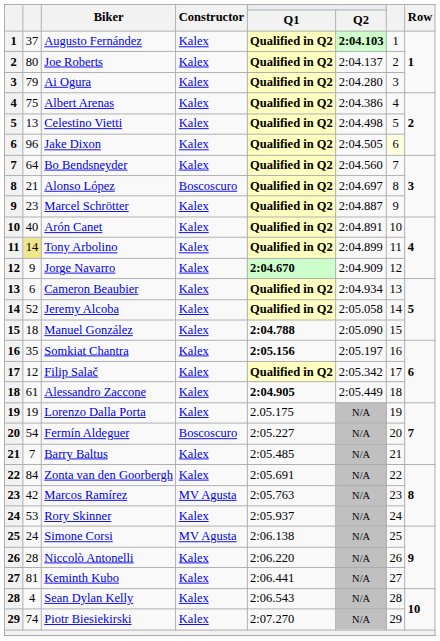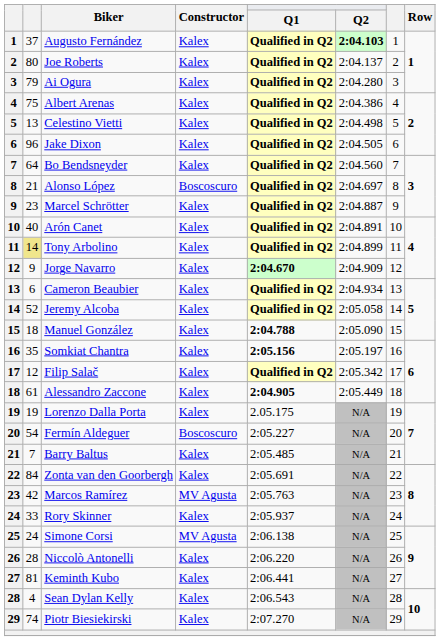(396, 144) lightyellow background -> (396, 144) no background
(32, 515) 53 -> (32, 515) 33
